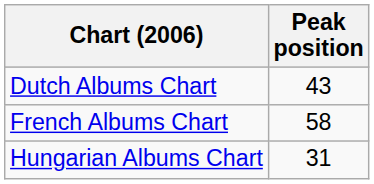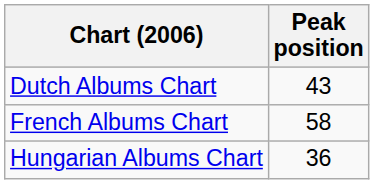(319, 159) 31 -> (319, 159) 36
